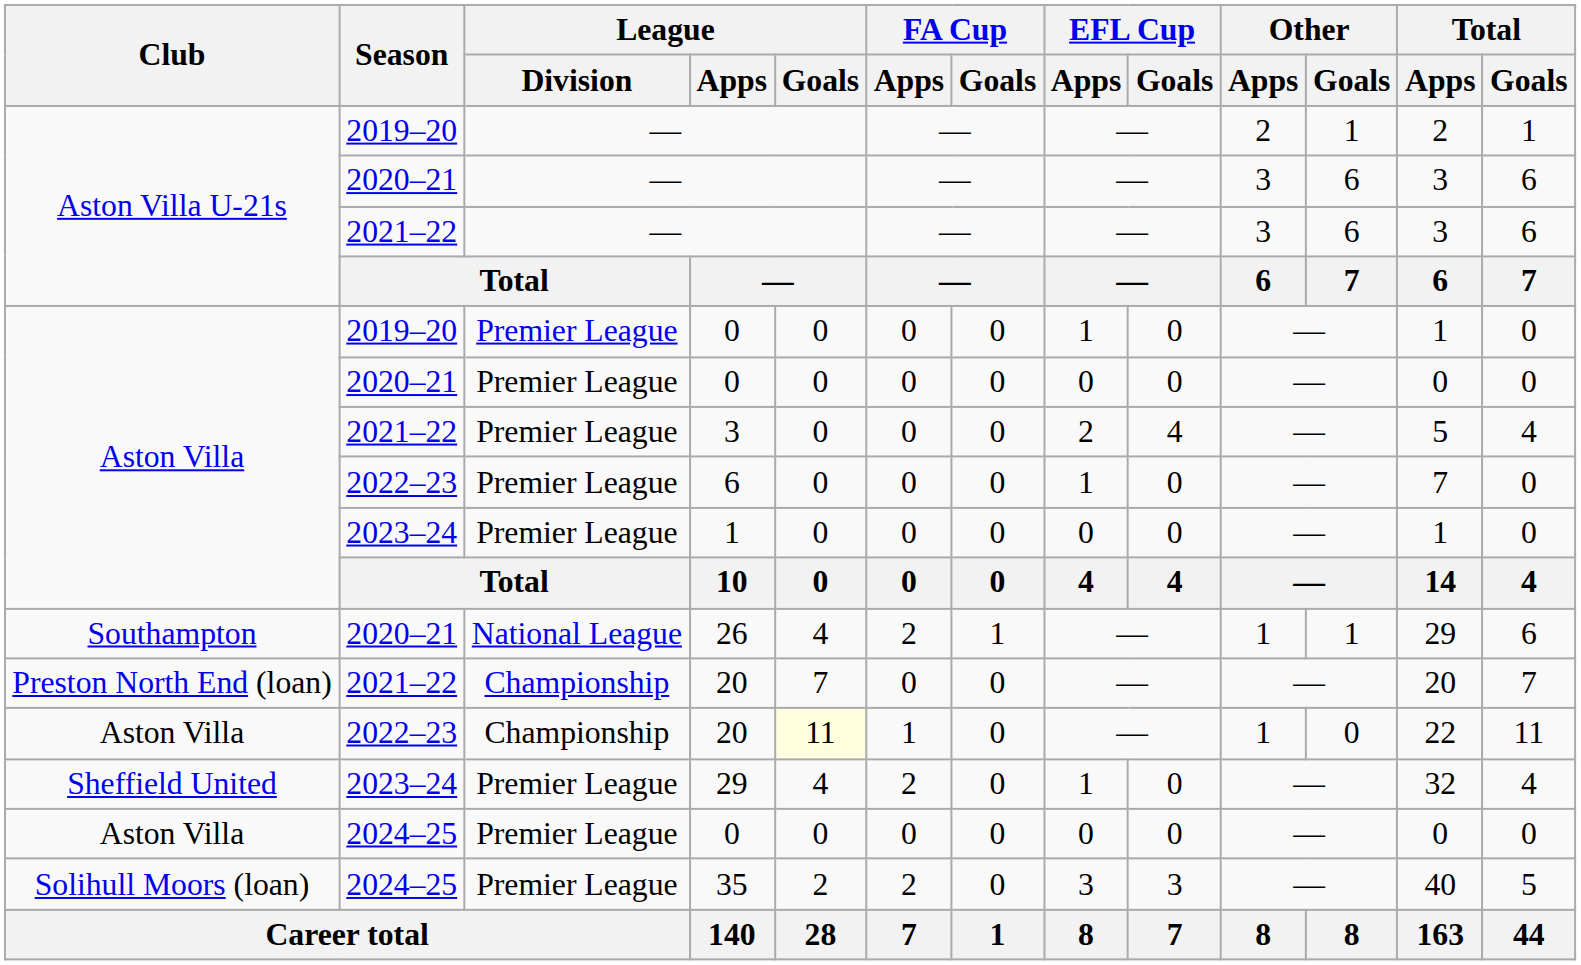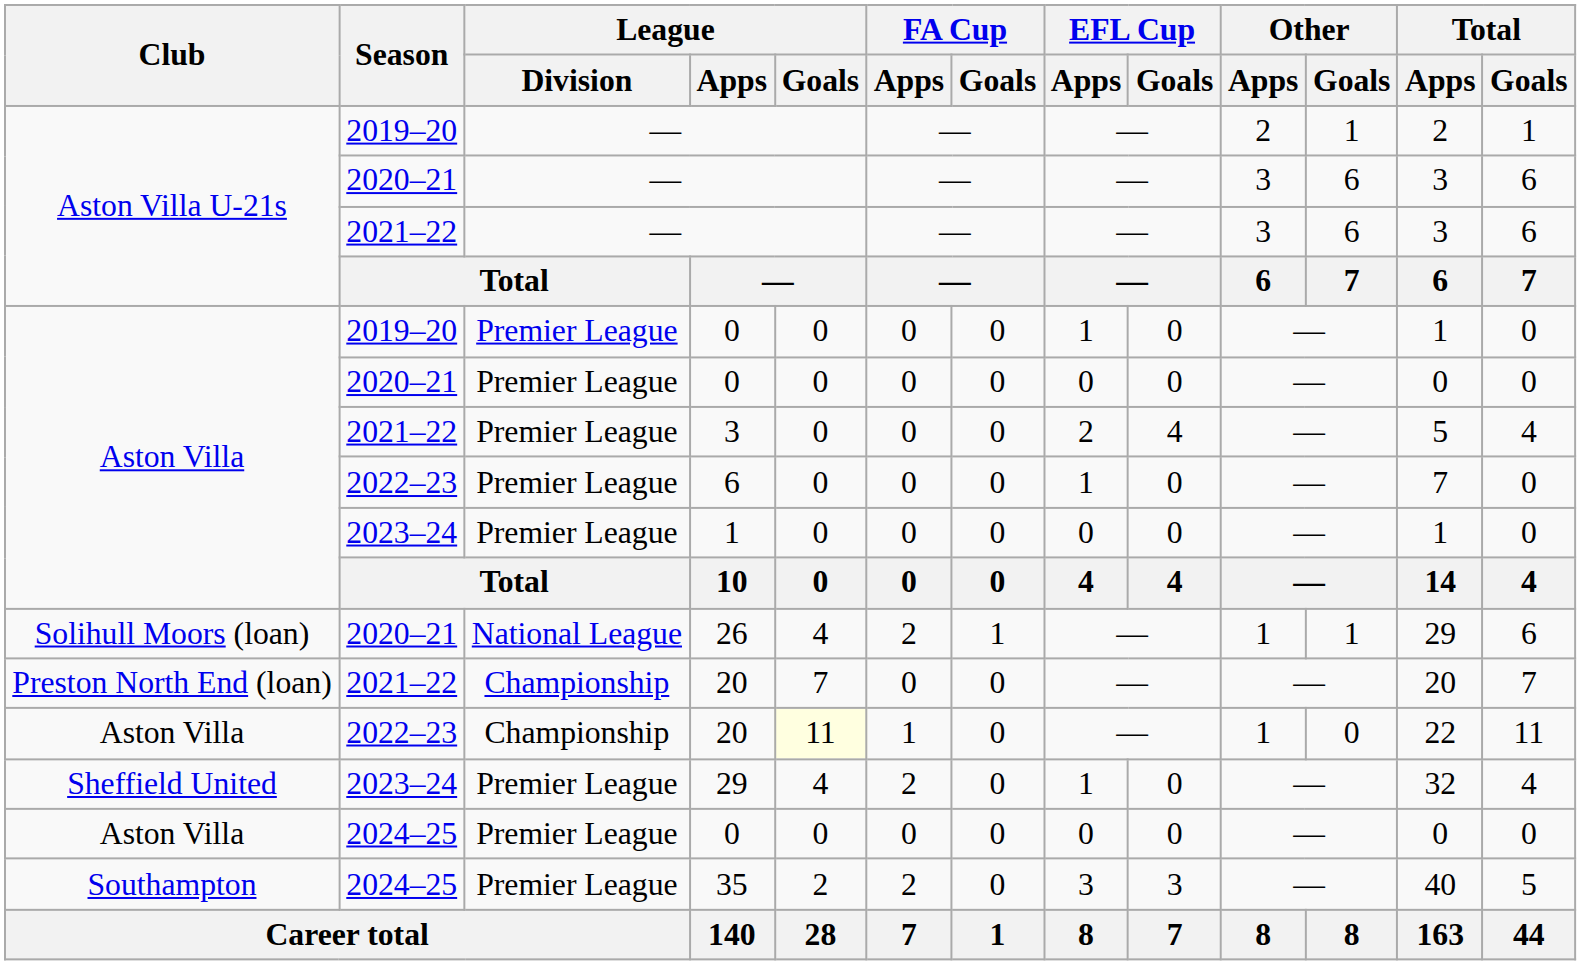(172, 632) Southampton -> (172, 632) Solihull Moors (loan)
(172, 883) Solihull Moors (loan) -> (172, 883) Southampton
